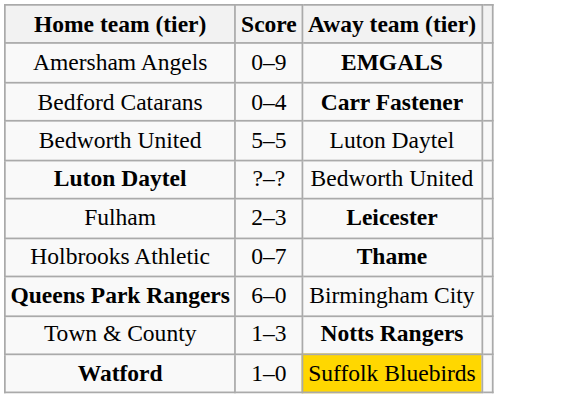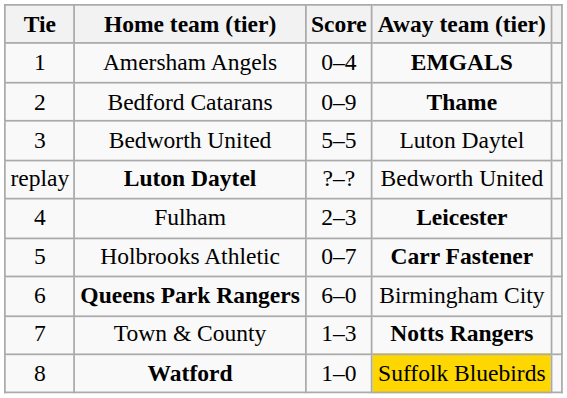+ column: (40, 23)
(269, 62) 0–9 -> (339, 62) 0–4
(269, 101) 0–4 -> (339, 101) 0–9
(392, 101) Carr Fastener -> (462, 101) Thame
(392, 256) Thame -> (462, 256) Carr Fastener
